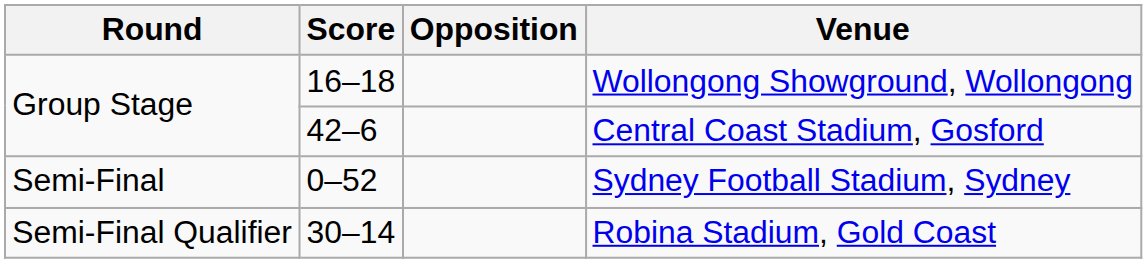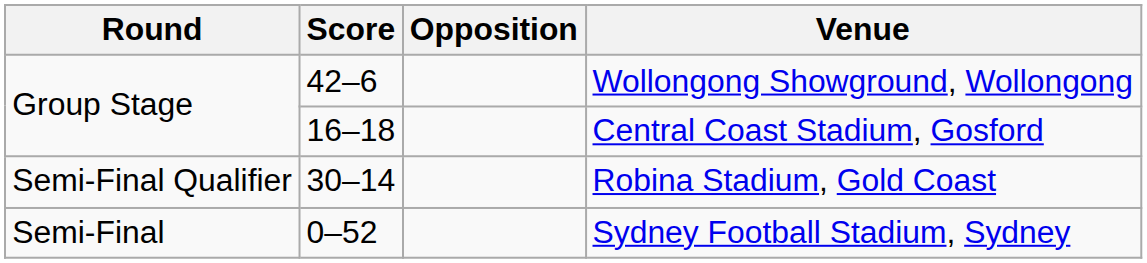(351, 80) 16–18 -> (342, 80) 42–6
(342, 130) 42–6 -> (351, 130) 16–18
rows swapped: (794, 231) <-> (831, 181)
